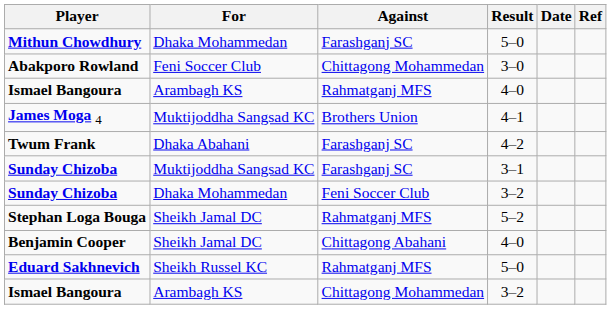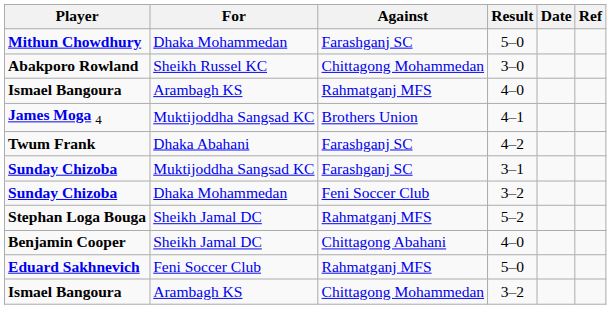(207, 66) Feni Soccer Club -> (210, 66) Sheikh Russel KC
(210, 267) Sheikh Russel KC -> (207, 267) Feni Soccer Club
